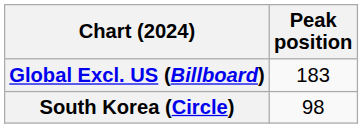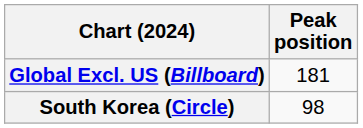(313, 75) 183 -> (313, 75) 181
